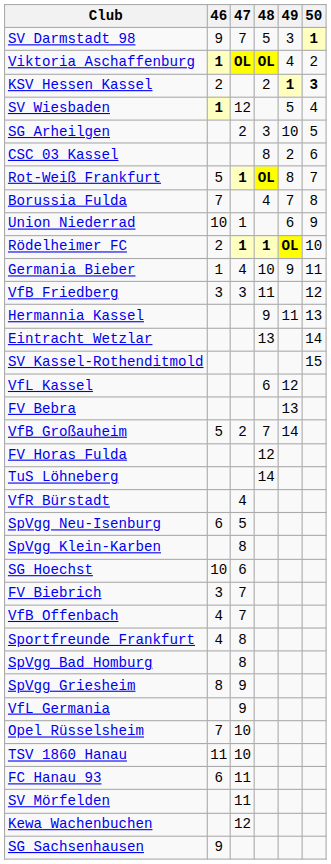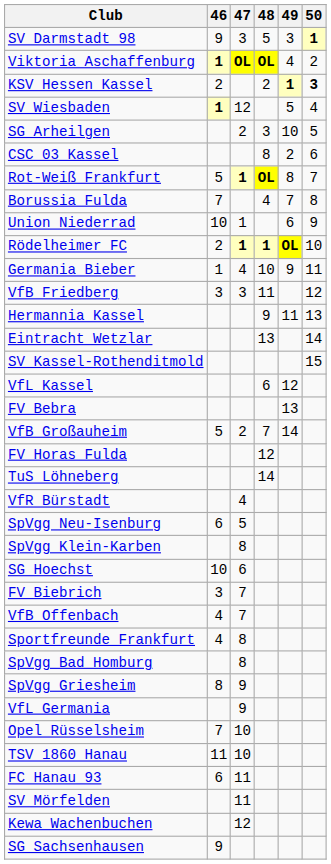(243, 39) 7 -> (243, 39) 3
